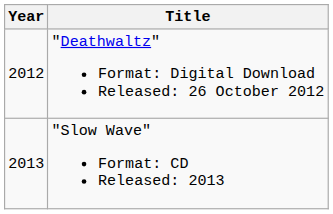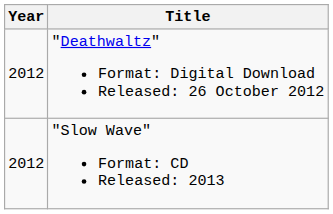(26, 163) 2013 -> (26, 163) 2012
